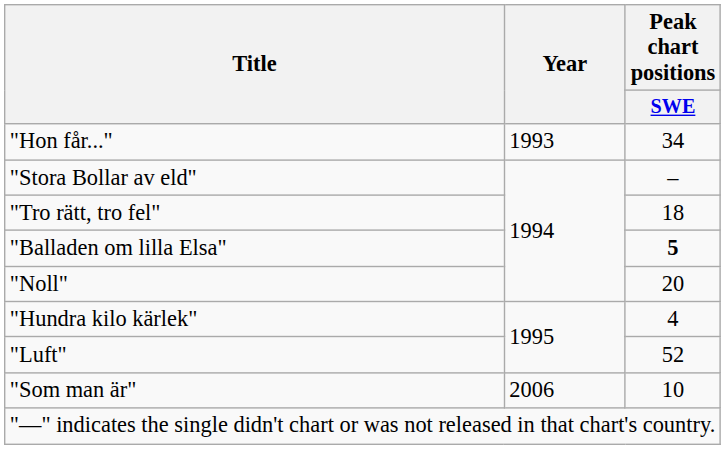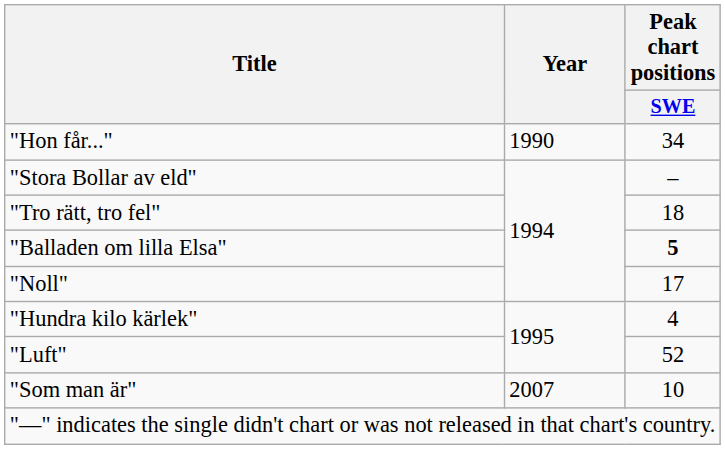(532, 141) 1993 -> (532, 141) 1990
(673, 283) 20 -> (673, 283) 17
(532, 390) 2006 -> (532, 390) 2007
